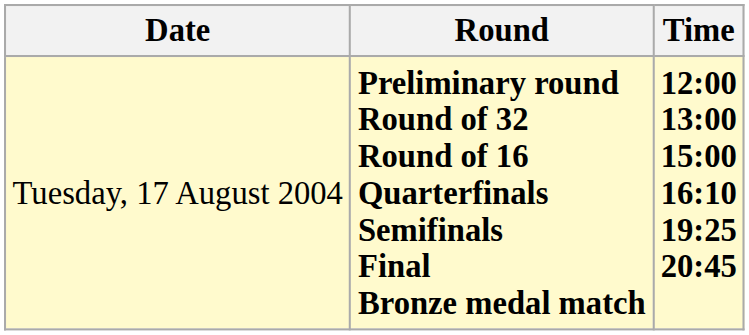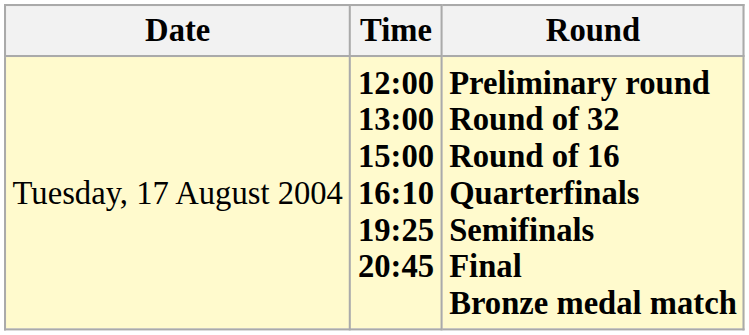columns swapped: (699, 30) <-> (502, 30)
